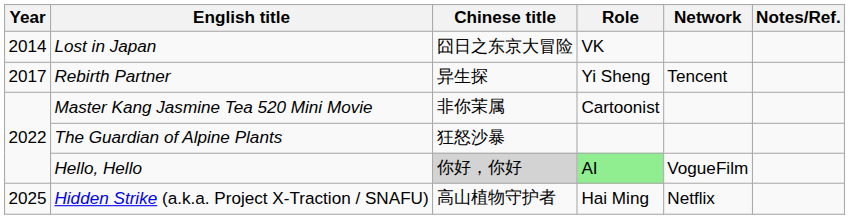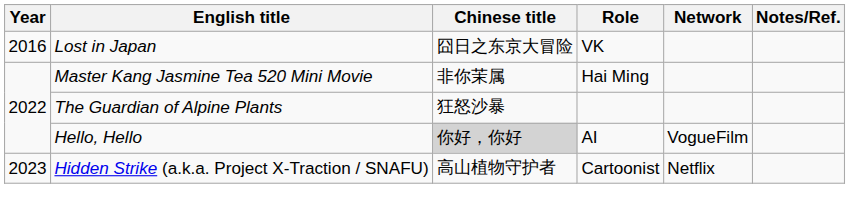(28, 46) 2014 -> (28, 46) 2016
- row: (113, 77)
(620, 107) Cartoonist -> (615, 77) Hai Ming
(590, 168) lightgreen background -> (590, 137) no background
(28, 198) 2025 -> (28, 168) 2023
(615, 198) Hai Ming -> (620, 168) Cartoonist
